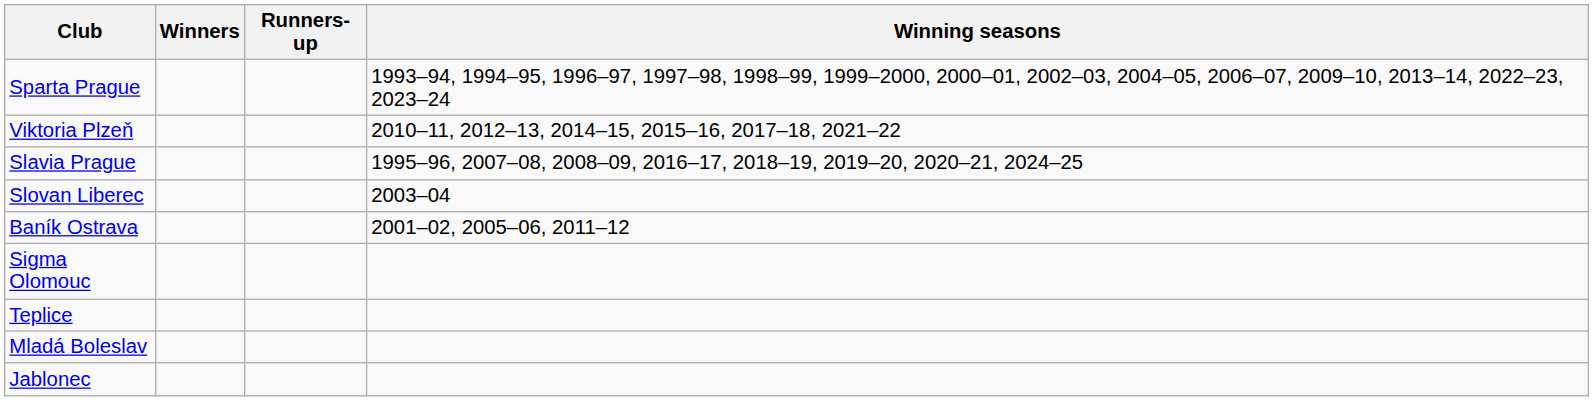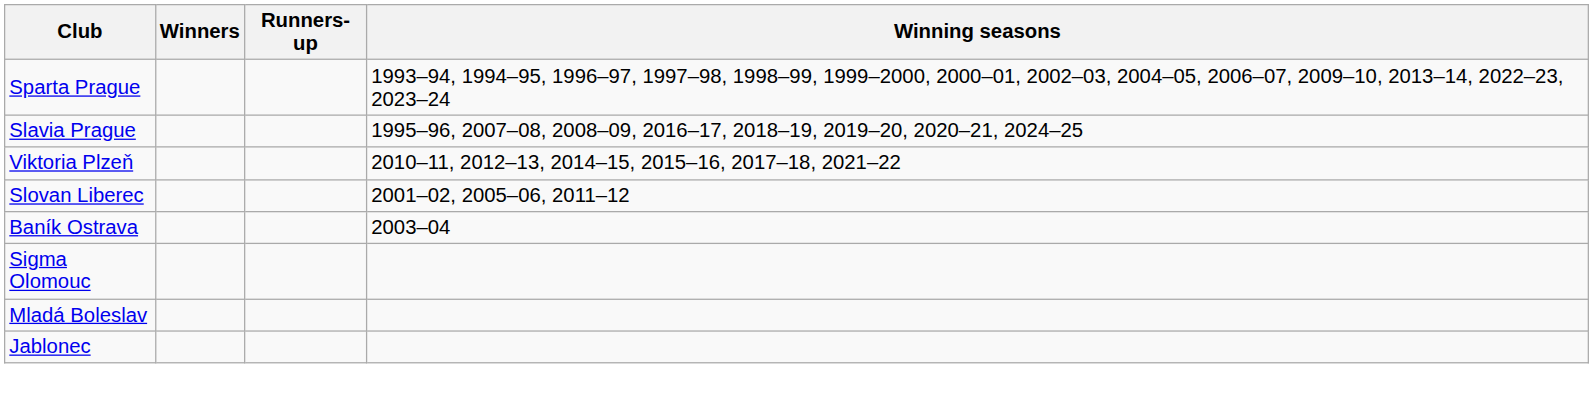rows swapped: (73, 163) <-> (71, 130)
(411, 195) 2003–04 -> (500, 195) 2001–02, 2005–06, 2011–12
(500, 227) 2001–02, 2005–06, 2011–12 -> (411, 227) 2003–04
- row: (41, 314)
